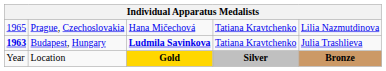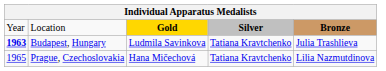rows swapped: (48, 58) <-> (77, 27)
(170, 43) bold -> (167, 43) normal
